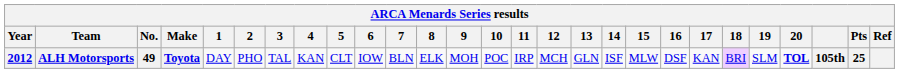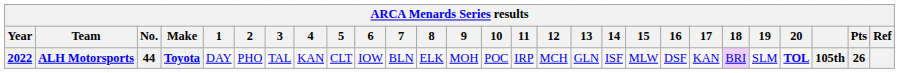(20, 58) 2012 -> (20, 58) 2022
(149, 58) 49 -> (149, 58) 44
(859, 58) 25 -> (859, 58) 26
